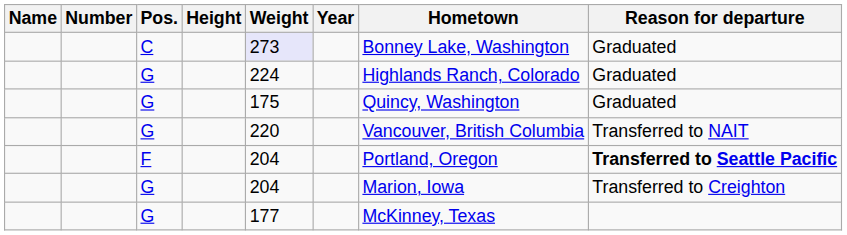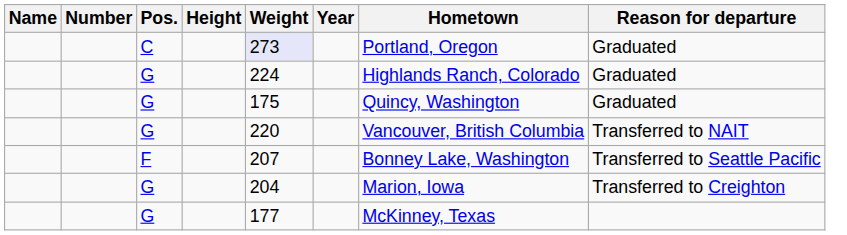(466, 46) Bonney Lake, Washington -> (430, 46) Portland, Oregon
(264, 159) 204 -> (264, 159) 207
(430, 159) Portland, Oregon -> (466, 159) Bonney Lake, Washington
(715, 159) bold -> (707, 159) normal
